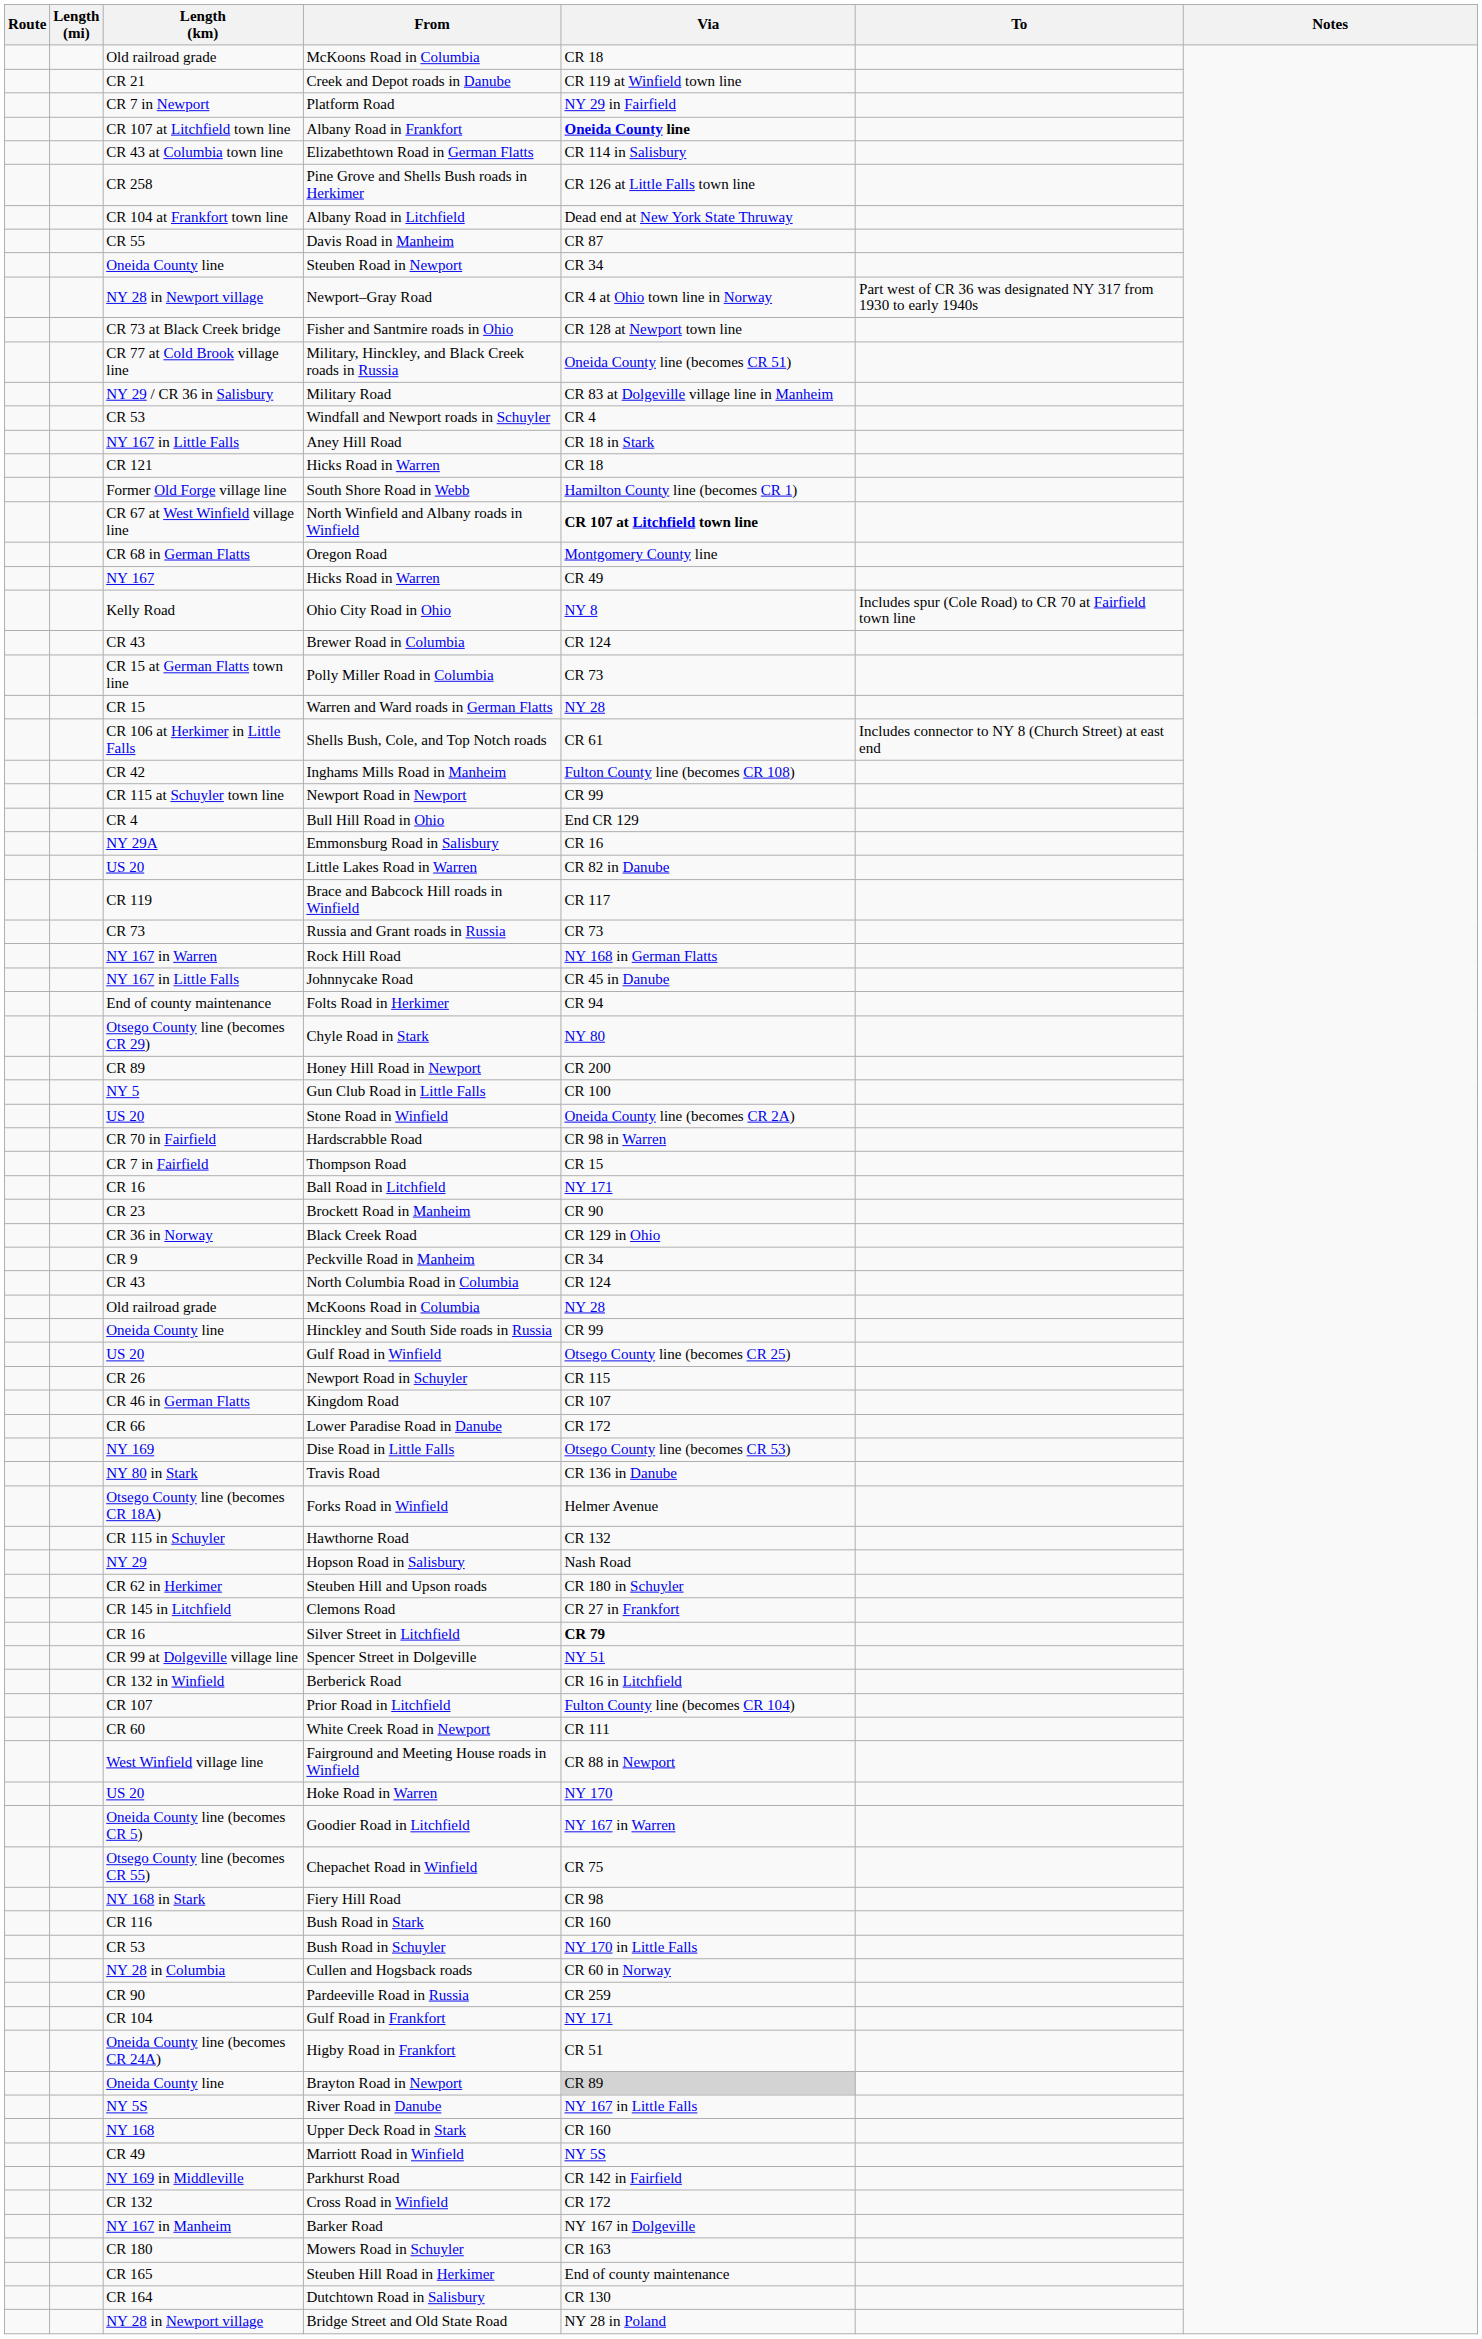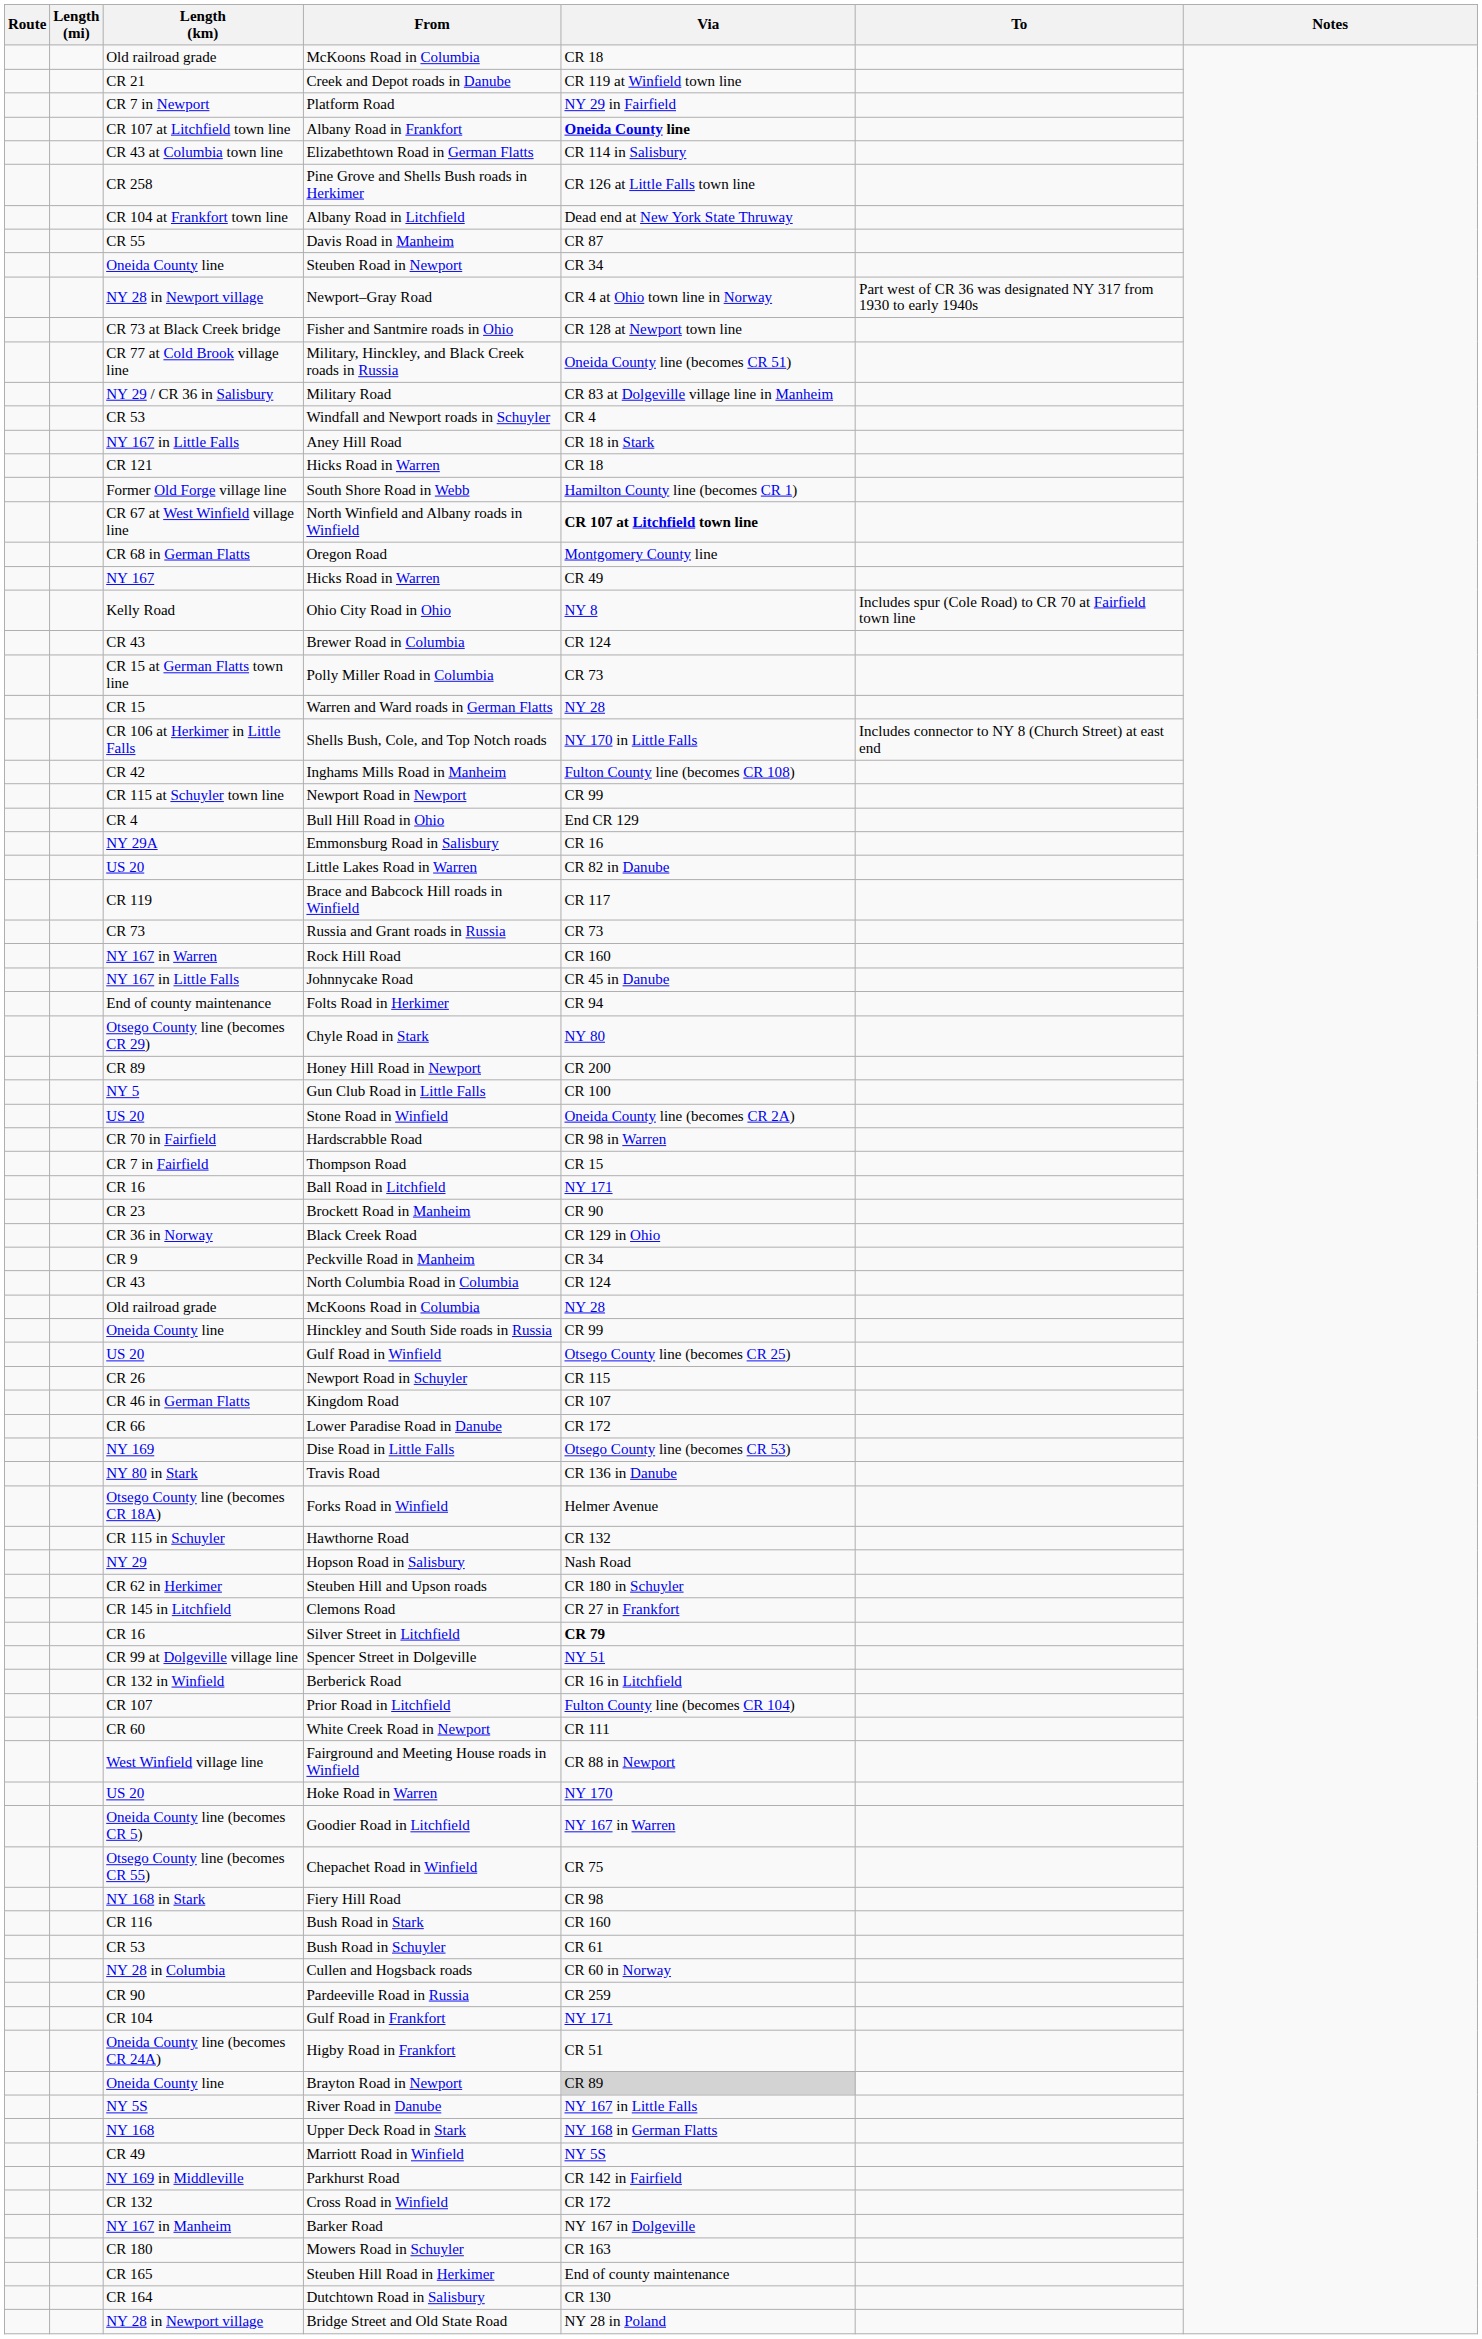(584, 739) CR 61 -> (631, 739) NY 170 in Little Falls
(641, 955) NY 168 in German Flatts -> (588, 955) CR 160
(631, 1946) NY 170 in Little Falls -> (584, 1946) CR 61
(588, 2130) CR 160 -> (641, 2130) NY 168 in German Flatts
